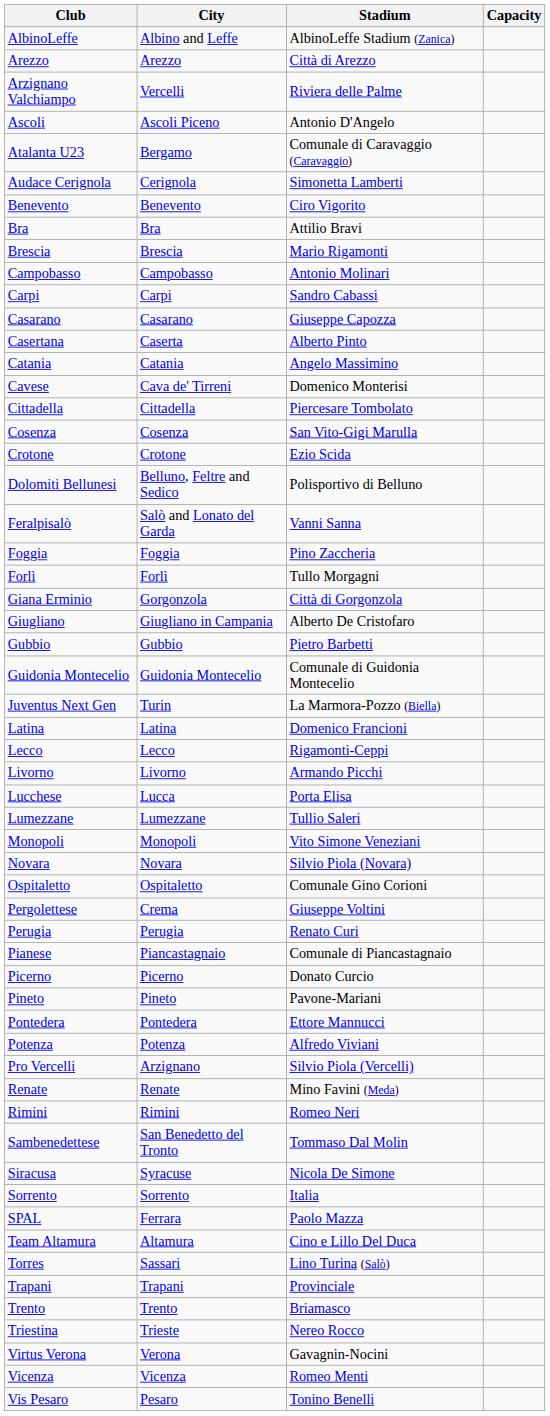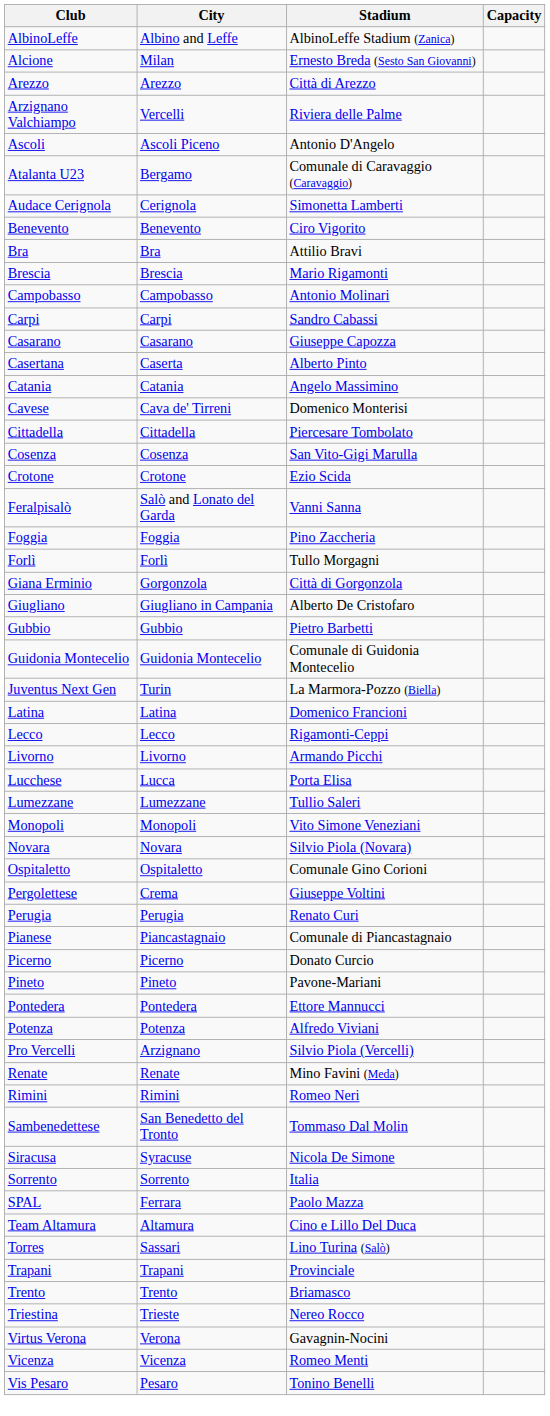+ row: (30, 60)
- row: (62, 484)
